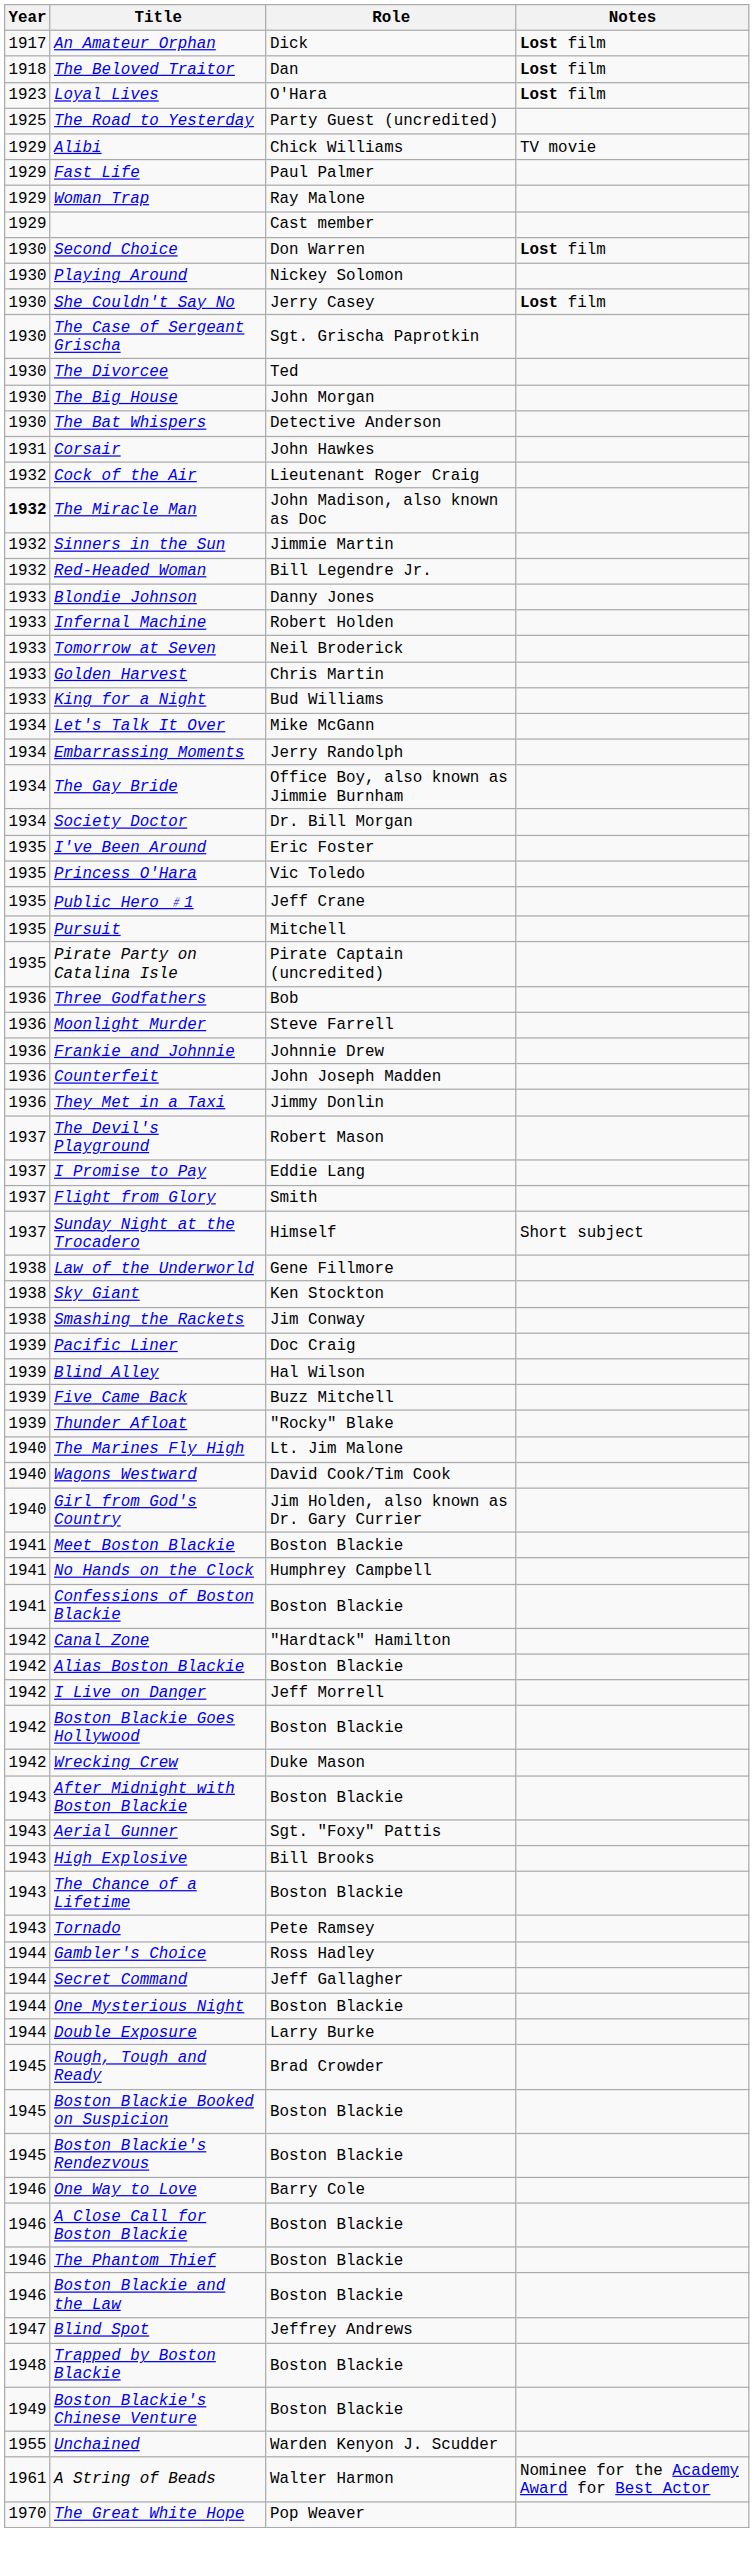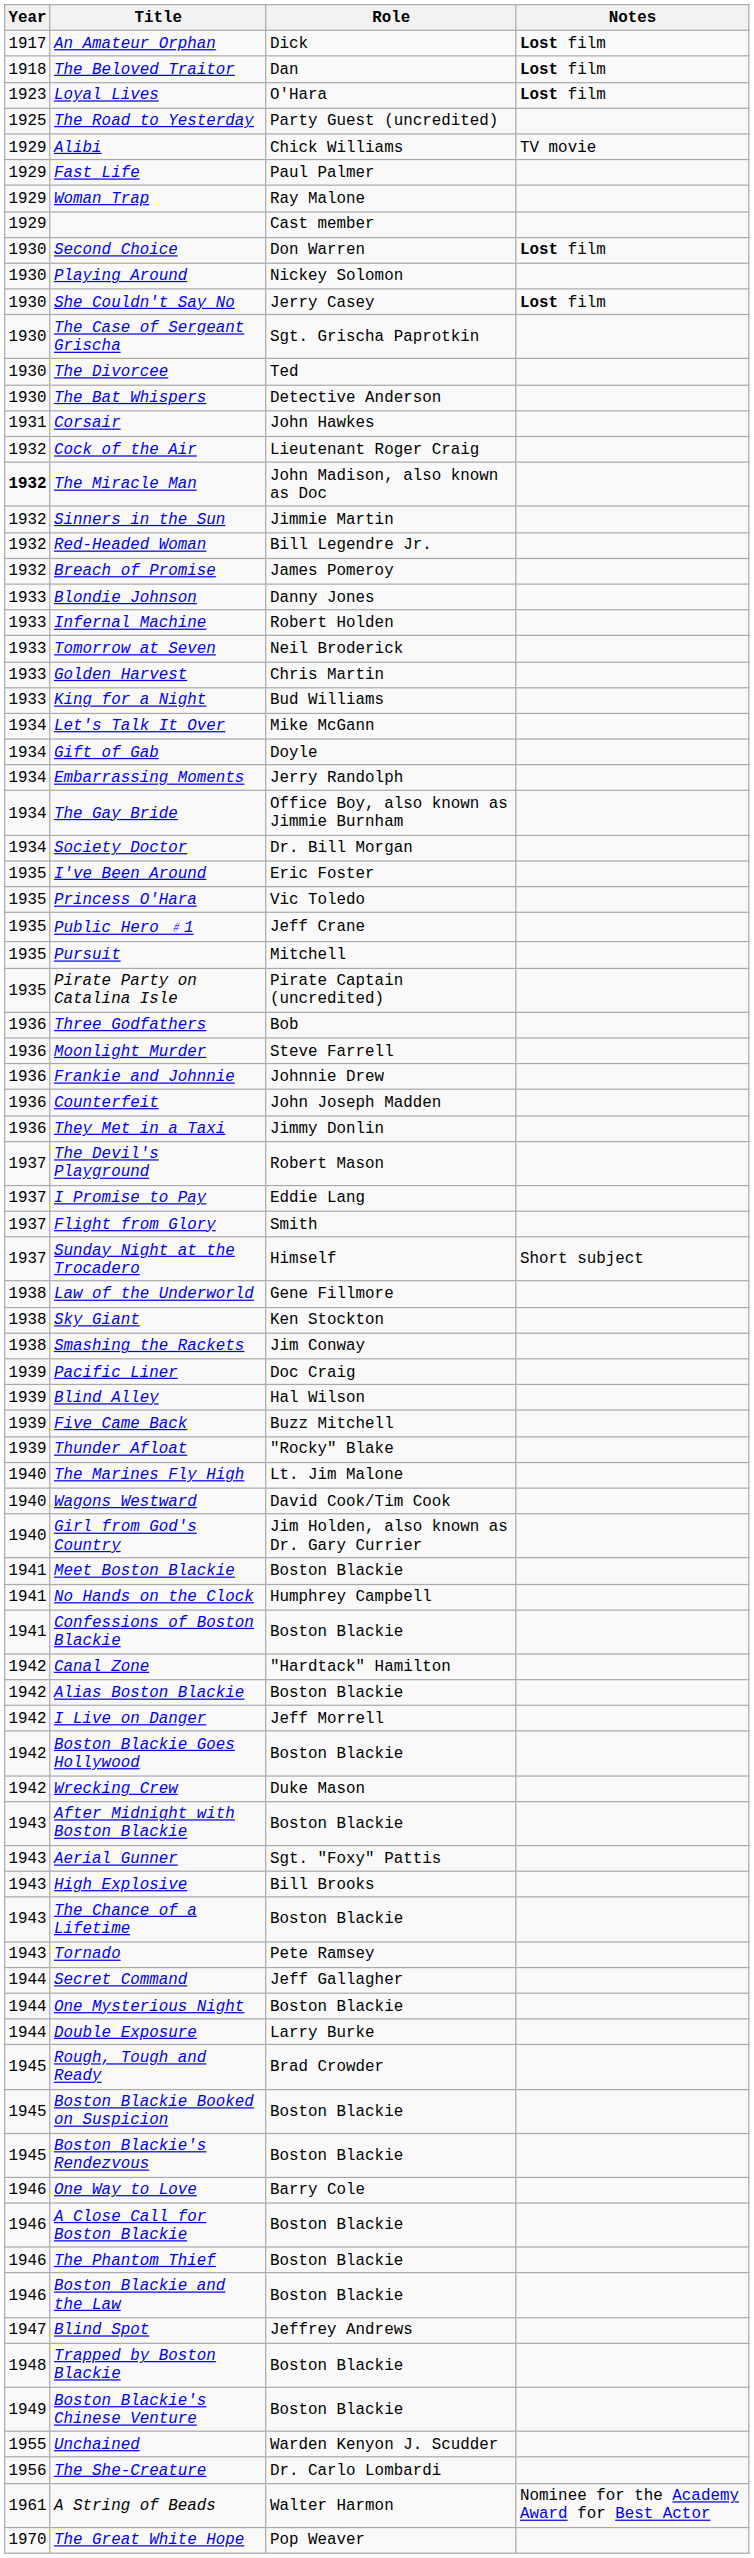- row: (116, 398)
+ row: (135, 571)
+ row: (106, 752)
- row: (130, 1954)
+ row: (130, 2470)
